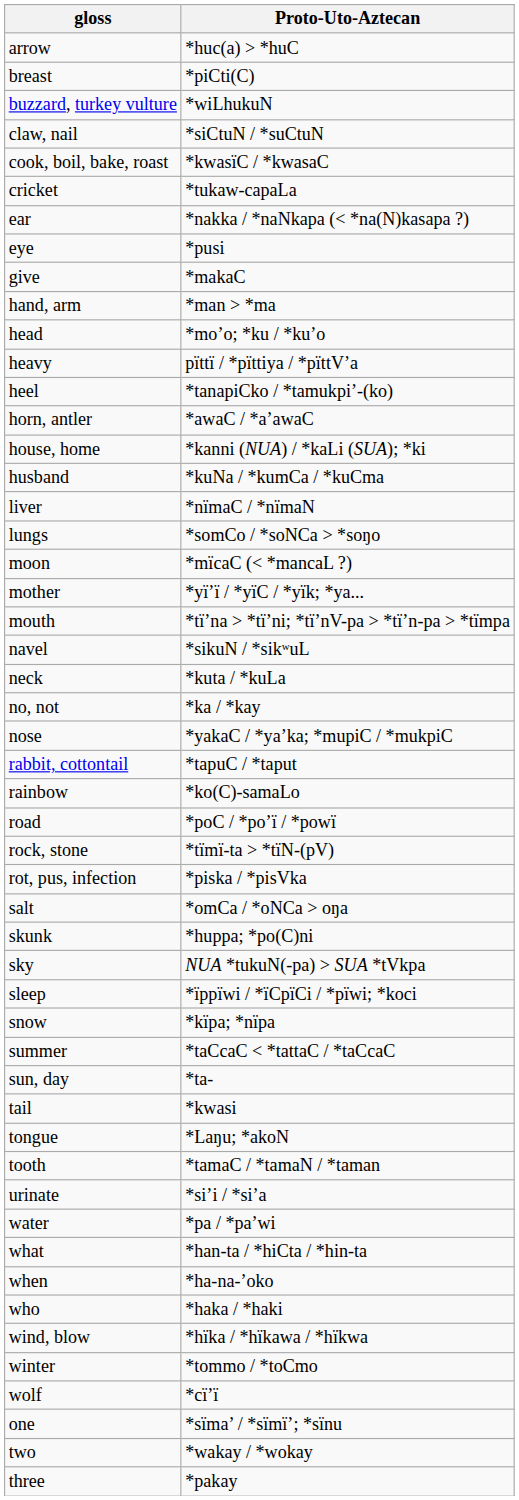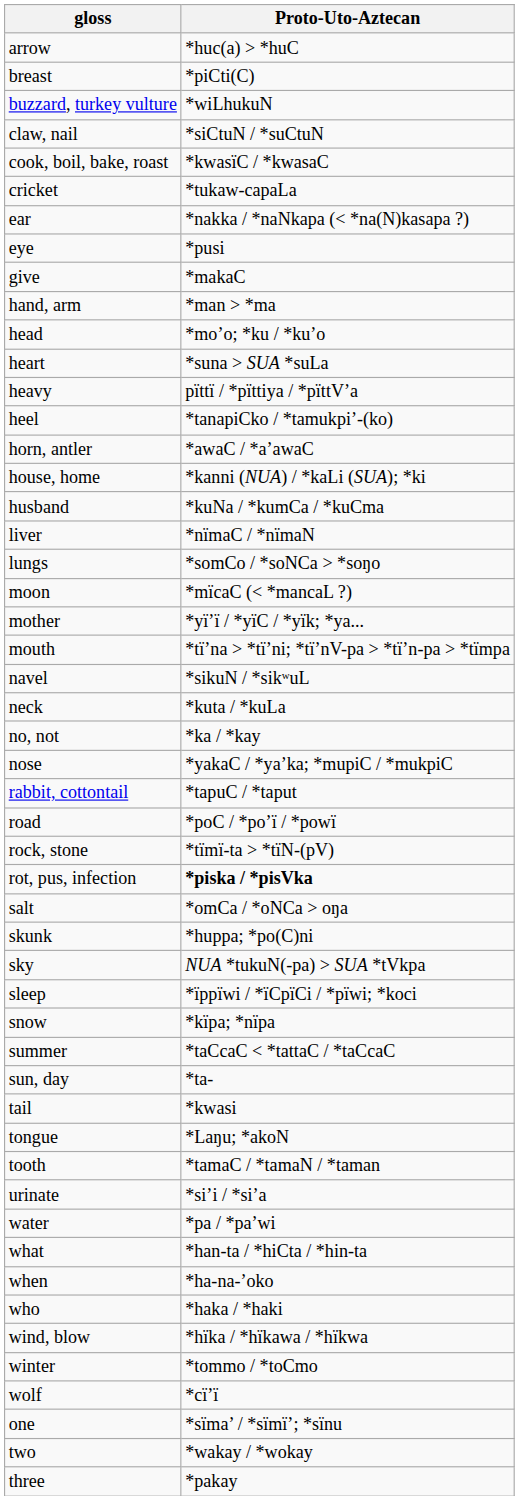+ row: (27, 362)
- row: (38, 793)
(246, 879) normal -> (249, 879) bold
